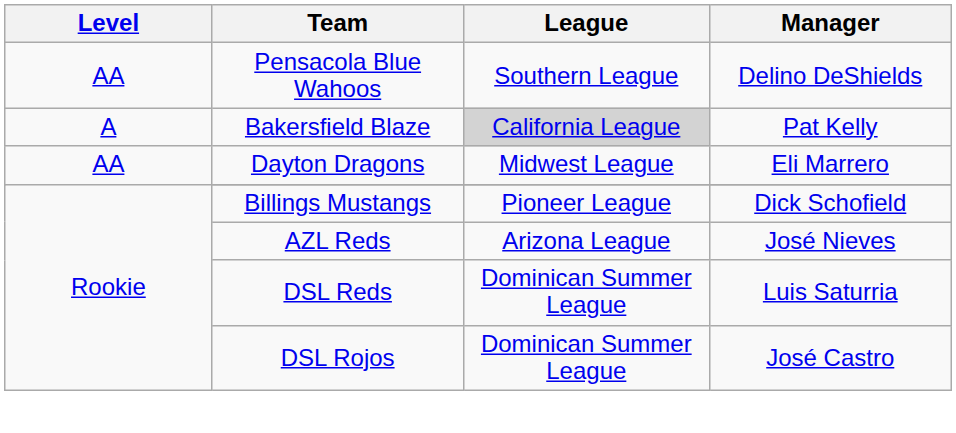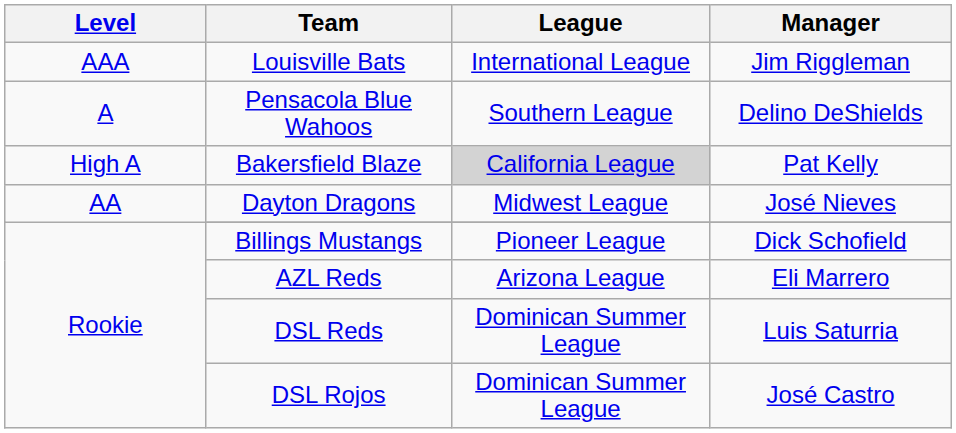+ row: (329, 61)
(108, 75) AA -> (105, 113) A
(108, 126) A -> (105, 164) High A
(830, 164) Eli Marrero -> (831, 202) José Nieves
(830, 240) José Nieves -> (831, 278) Eli Marrero
